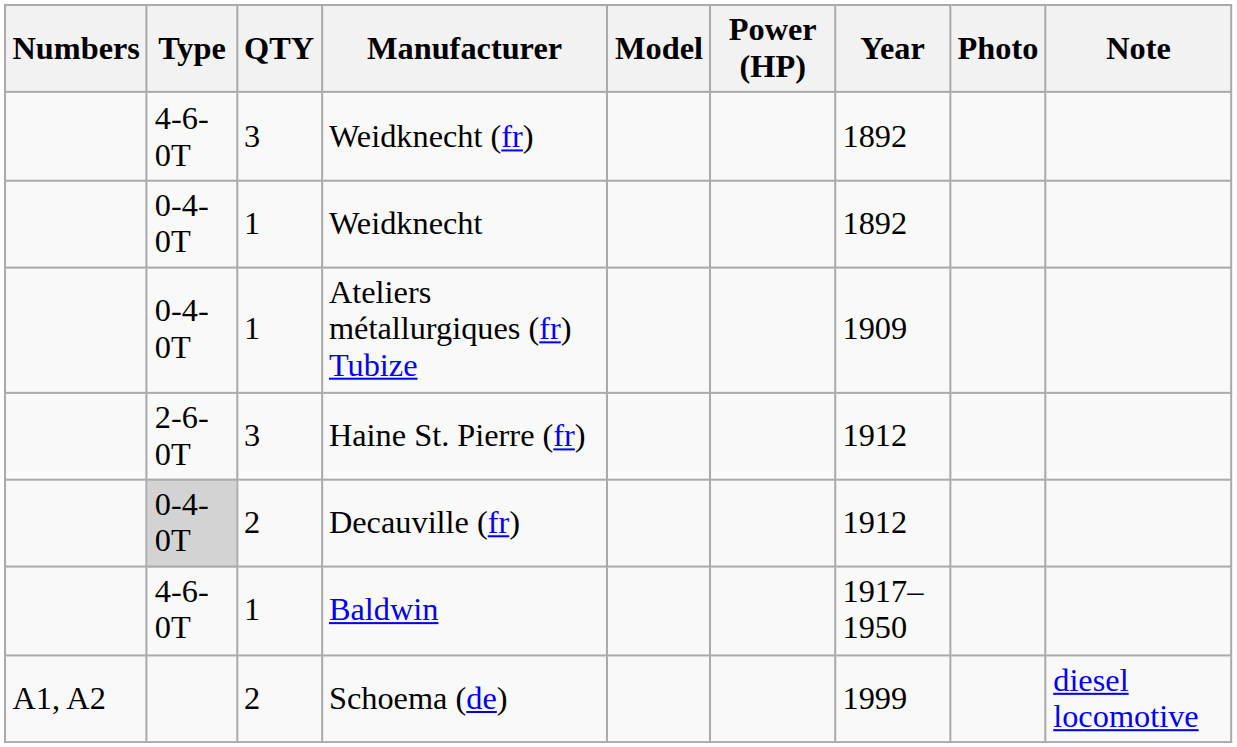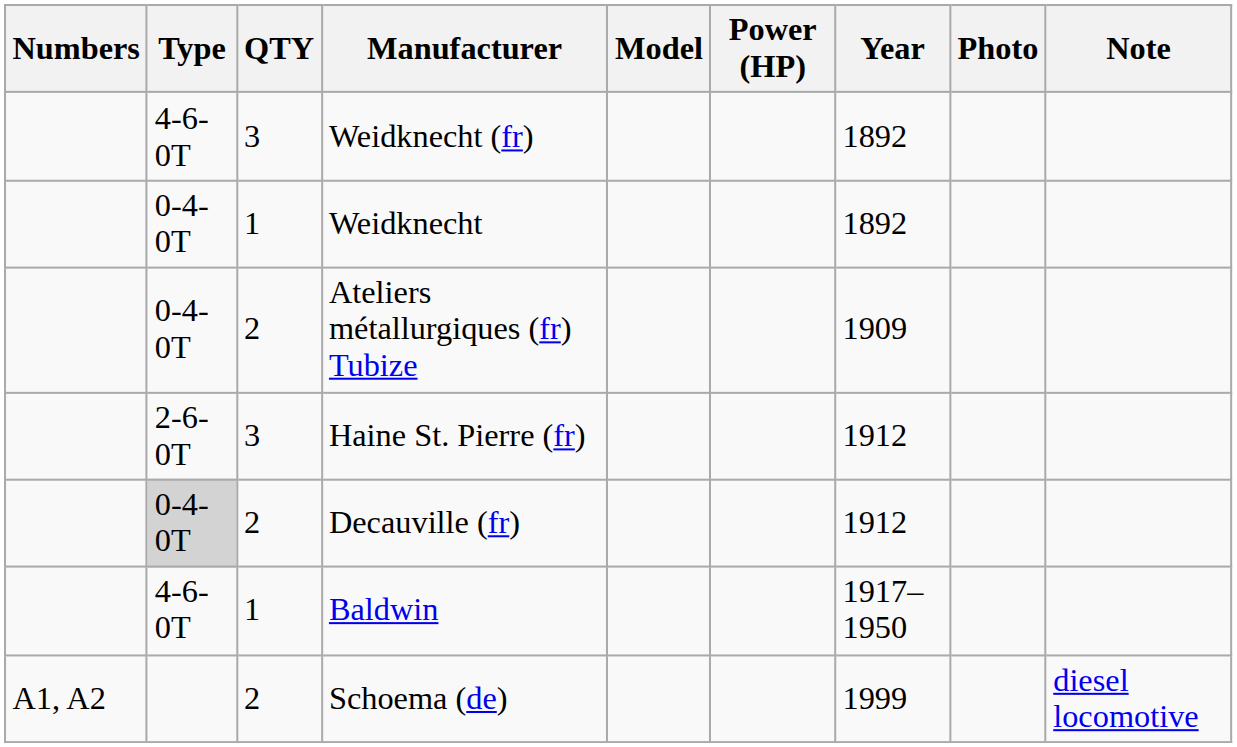(252, 329) 1 -> (252, 329) 2
